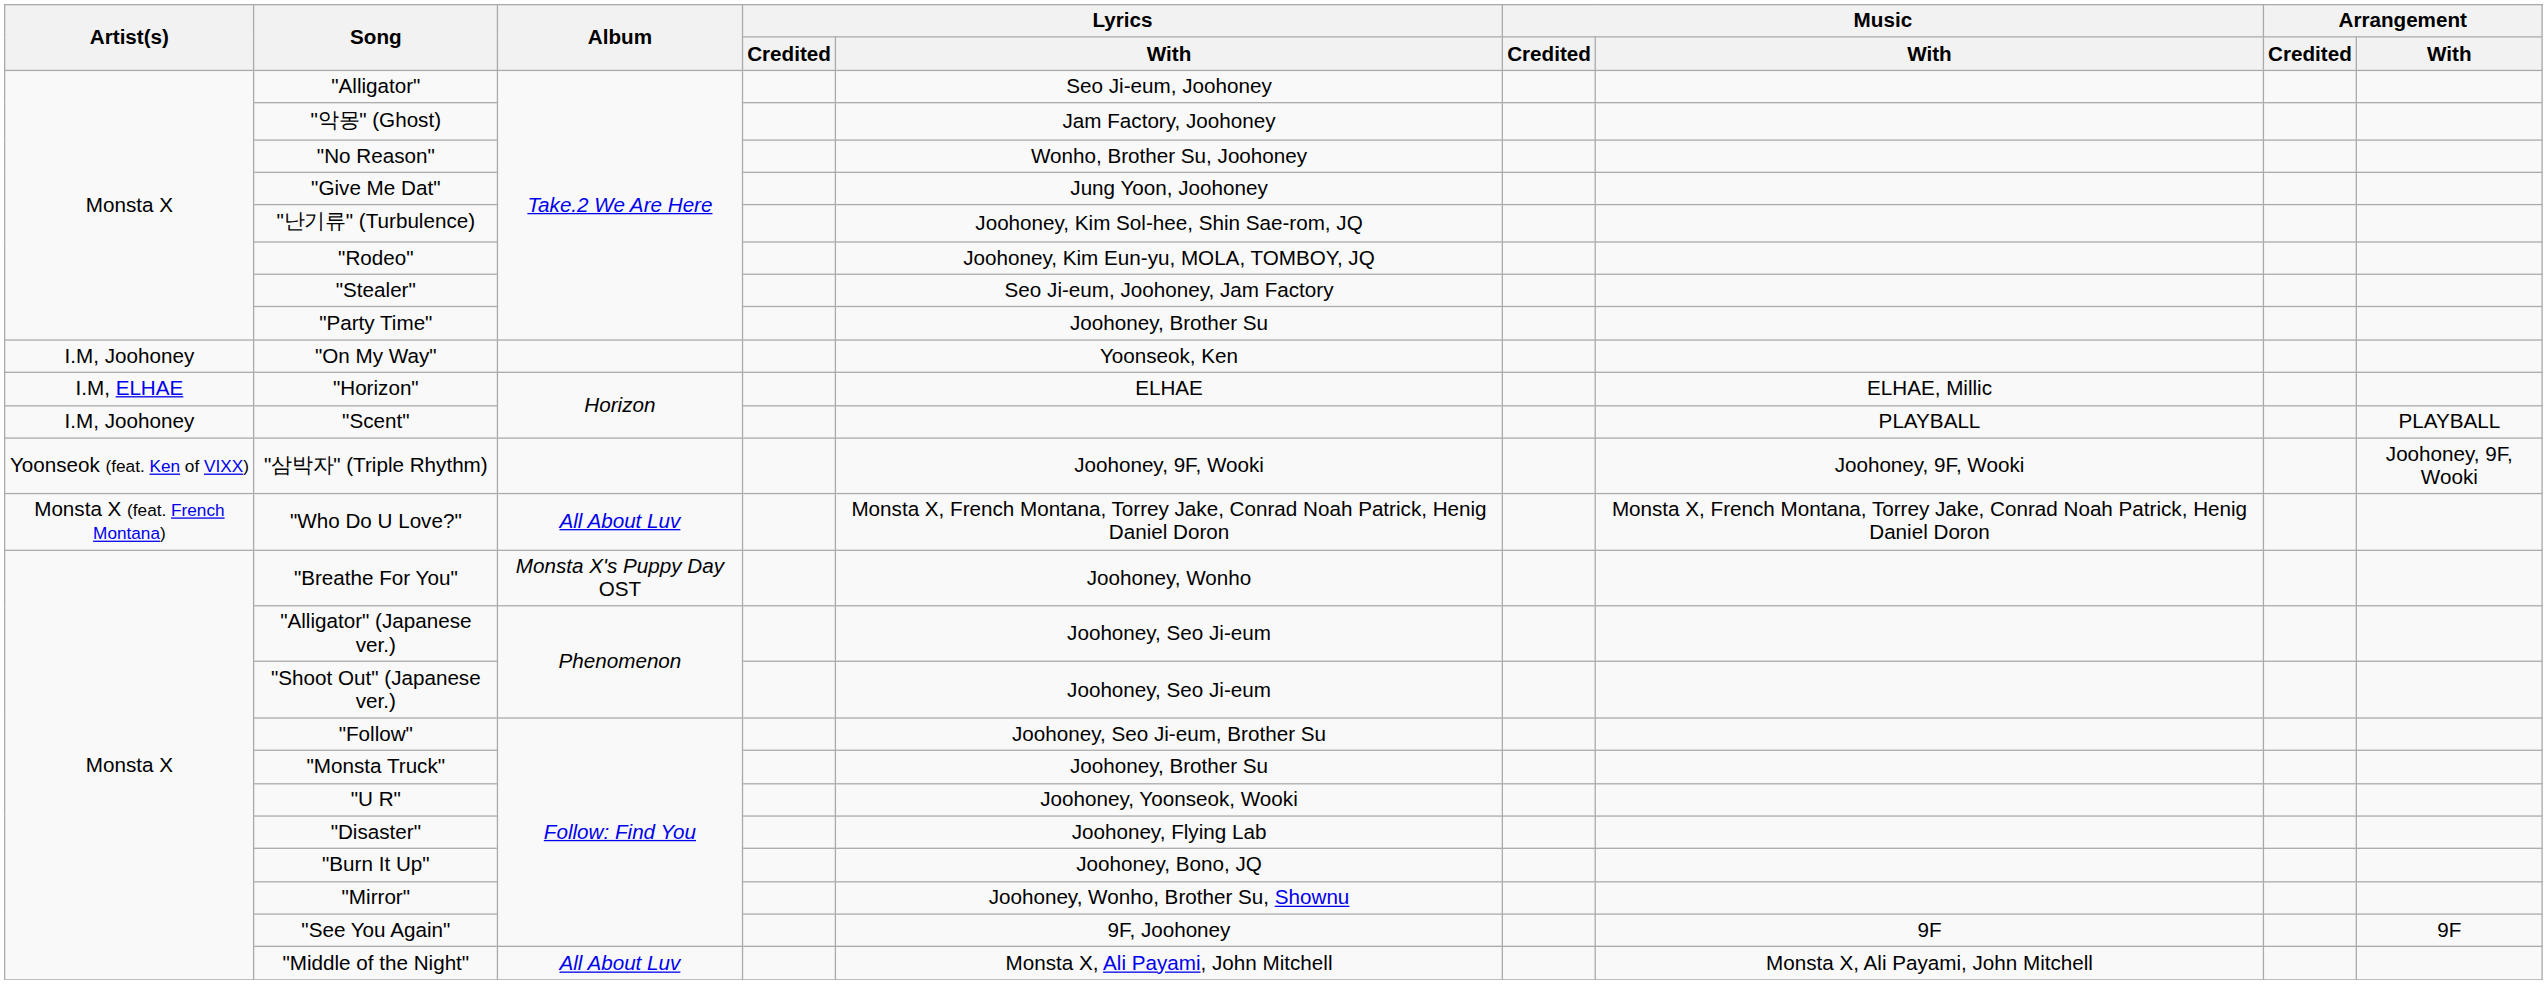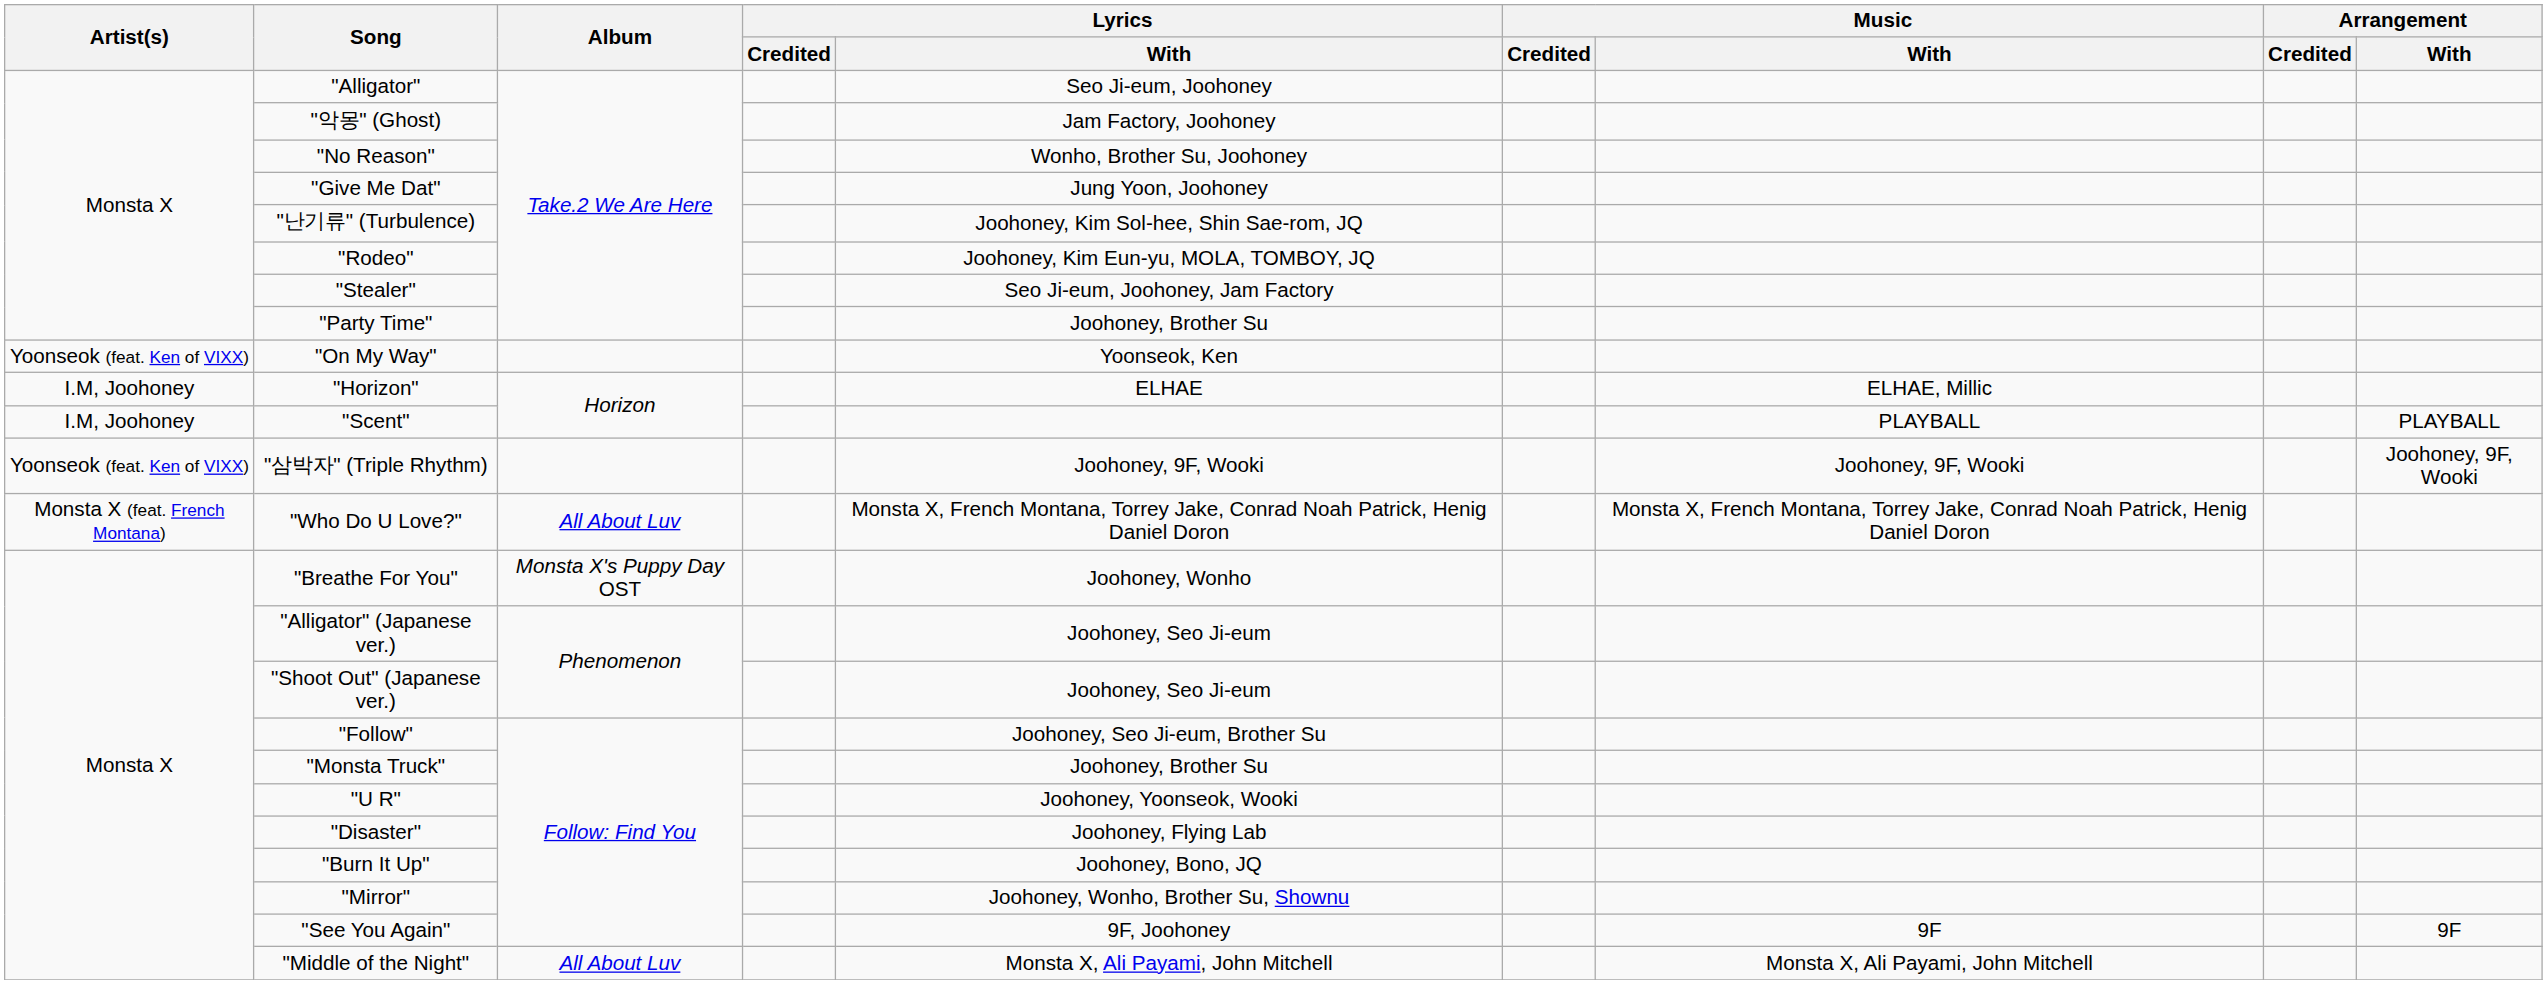(129, 355) I.M, Joohoney -> (129, 355) Yoonseok (feat. Ken of VIXX)
(129, 388) I.M, ELHAE -> (129, 388) I.M, Joohoney
